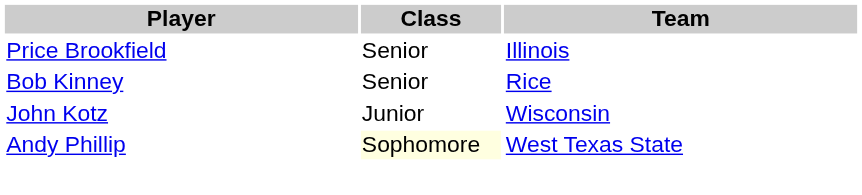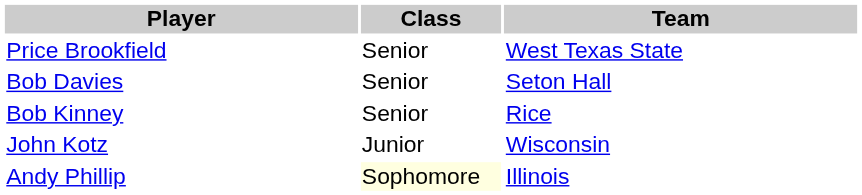(538, 50) Illinois -> (594, 50) West Texas State
+ row: (65, 81)
(594, 144) West Texas State -> (538, 176) Illinois
